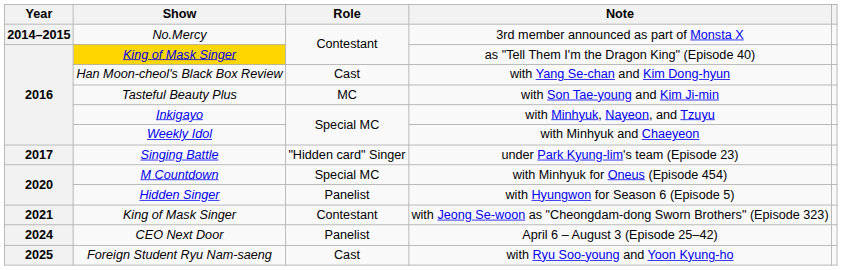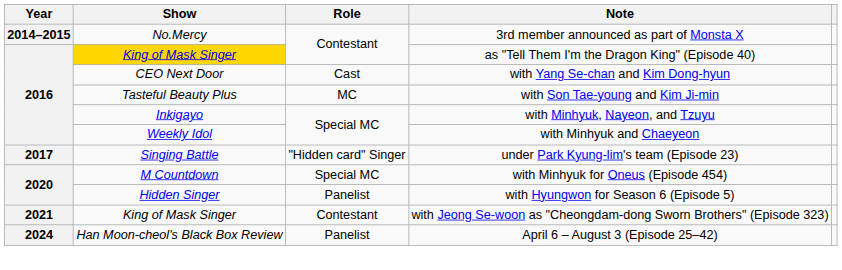(179, 74) Han Moon-cheol's Black Box Review -> (179, 74) CEO Next Door
(179, 235) CEO Next Door -> (179, 235) Han Moon-cheol's Black Box Review
- row: (620, 255)
